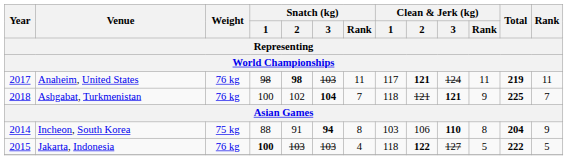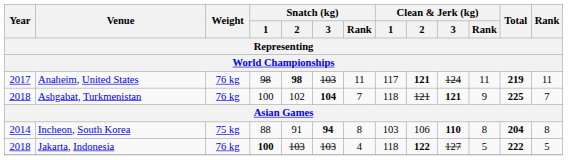(547, 130) 9 -> (547, 130) 8
(20, 146) 2015 -> (20, 146) 2018
